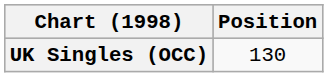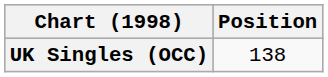(268, 55) 130 -> (268, 55) 138
